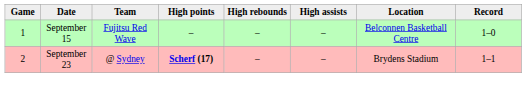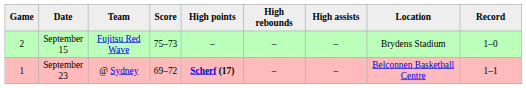+ column: (166, 18)
(23, 33) 1 -> (22, 44) 2
(406, 33) Belconnen Basketball Centre -> (413, 44) Brydens Stadium
(23, 60) 2 -> (22, 71) 1
(406, 60) Brydens Stadium -> (413, 71) Belconnen Basketball Centre
